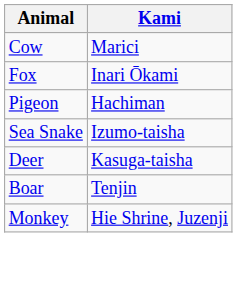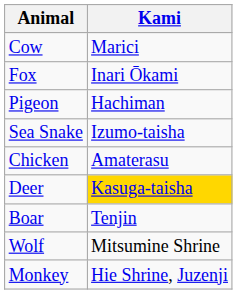+ row: (39, 160)
(142, 160) no background -> (142, 189) gold background
+ row: (26, 246)
